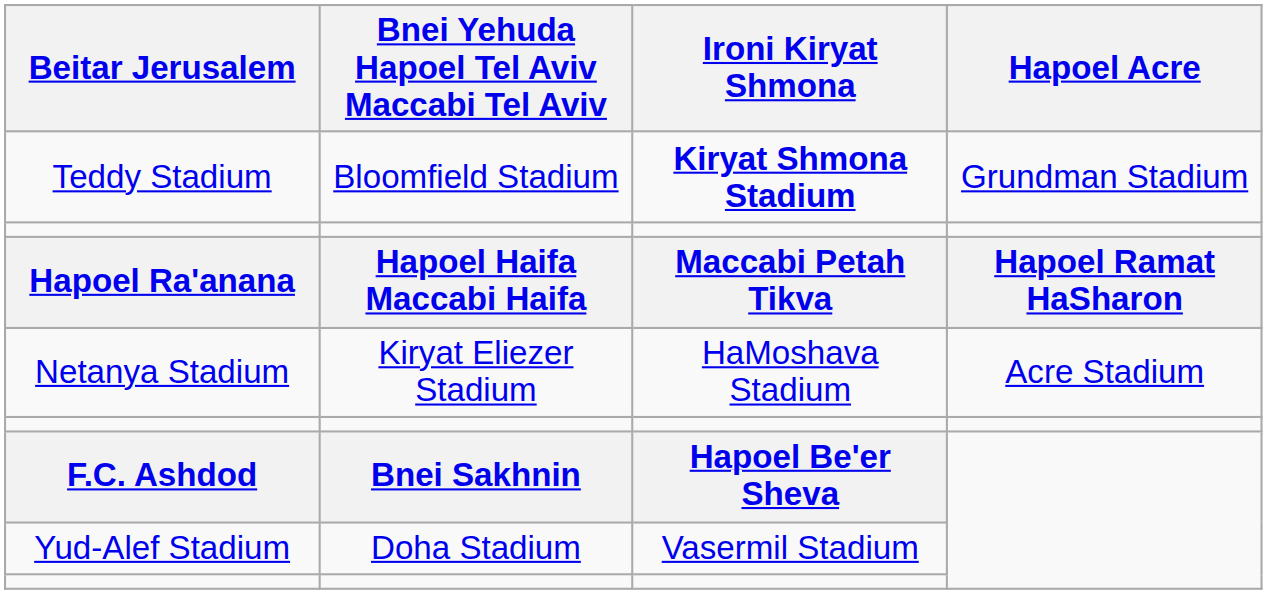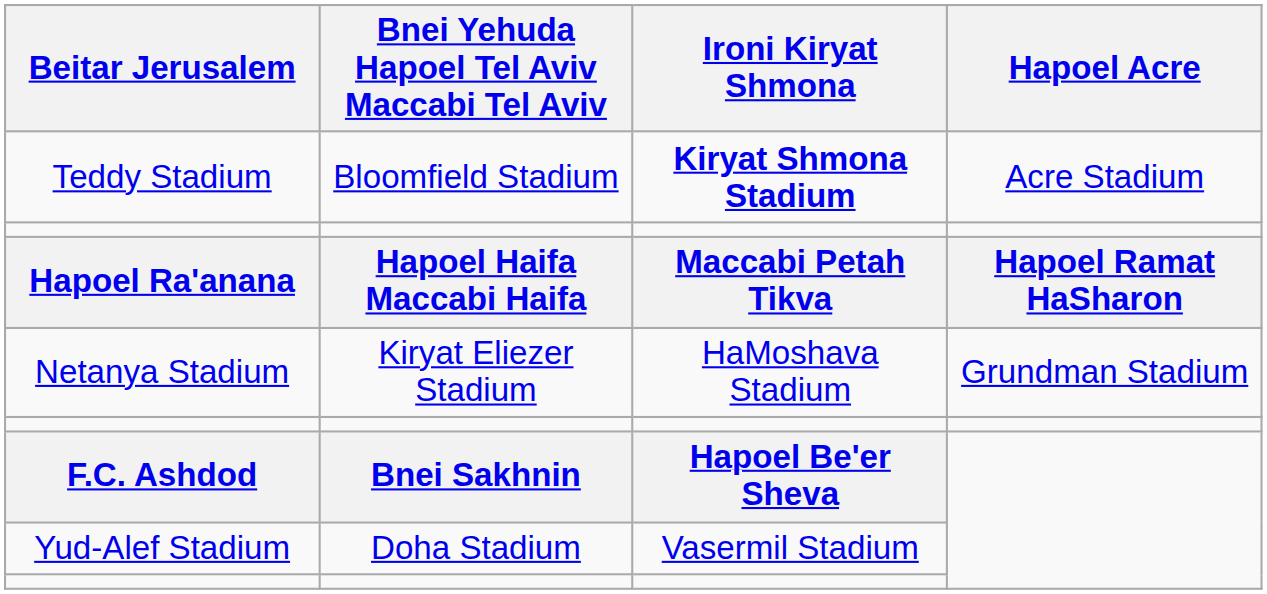(1105, 176) Grundman Stadium -> (1105, 176) Acre Stadium
(1105, 371) Acre Stadium -> (1105, 371) Grundman Stadium
